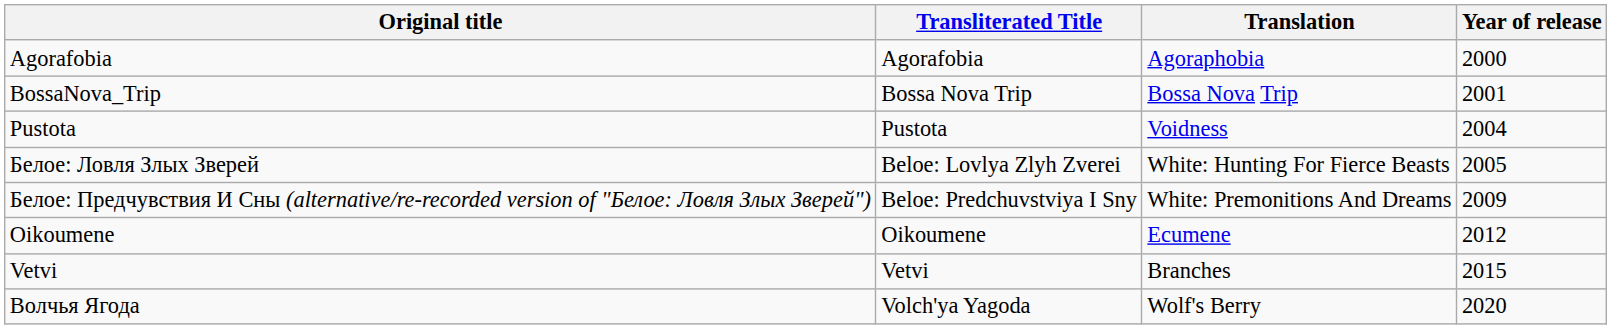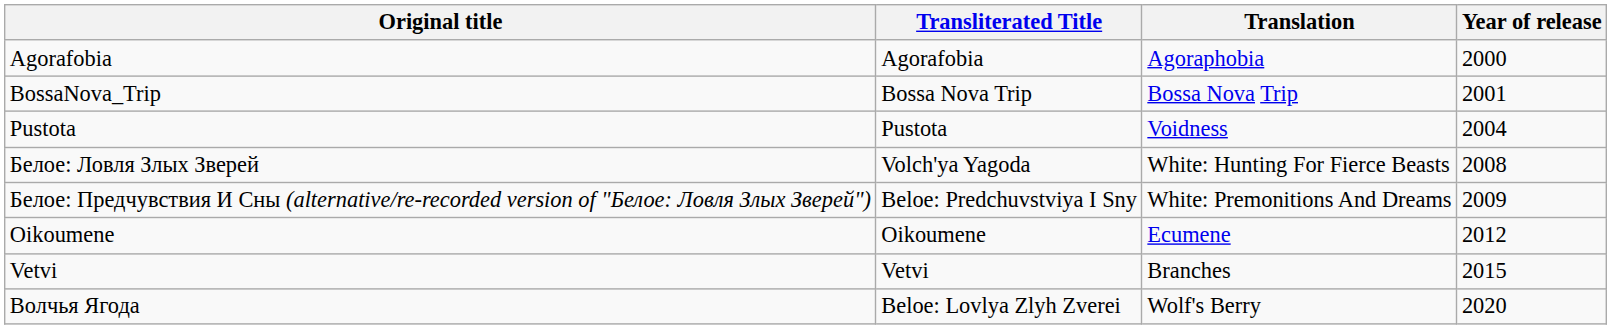(1001, 164) Beloe: Lovlya Zlyh Zverei -> (956, 164) Volch'ya Yagoda
(1484, 164) 2005 -> (1484, 164) 2008
(956, 306) Volch'ya Yagoda -> (1001, 306) Beloe: Lovlya Zlyh Zverei
